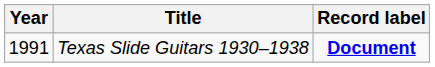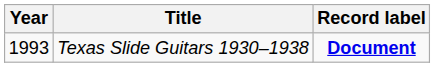(29, 47) 1991 -> (29, 47) 1993
